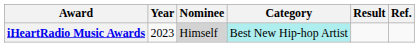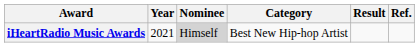(162, 32) 2023 -> (162, 32) 2021
(289, 32) paleturquoise background -> (289, 32) no background
